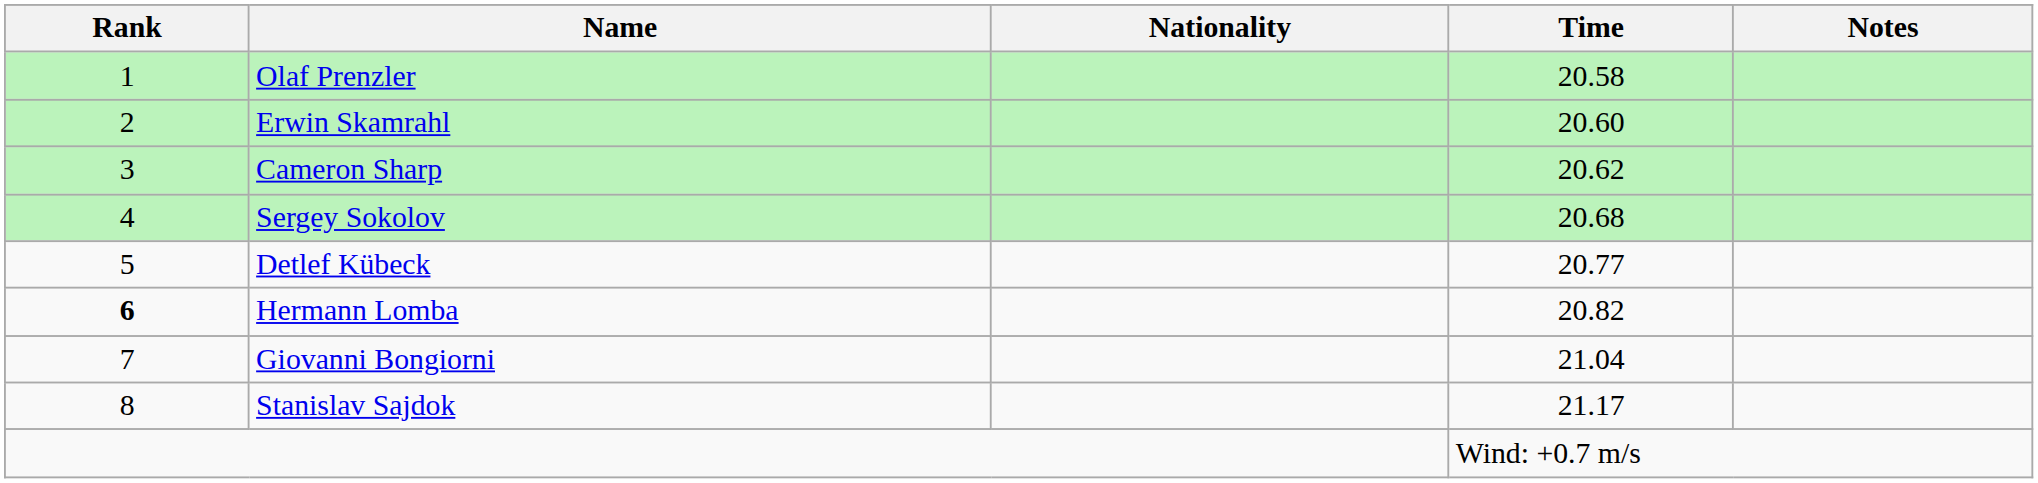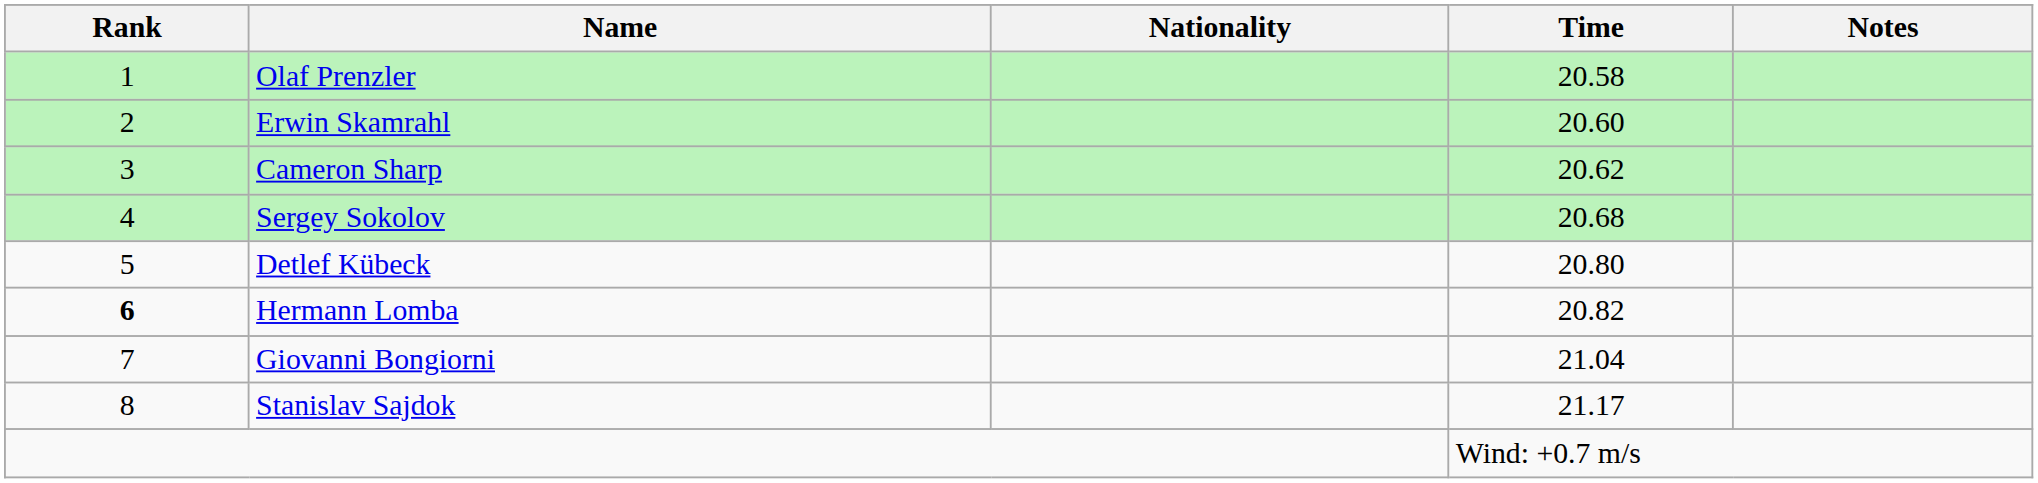(1591, 264) 20.77 -> (1591, 264) 20.80
